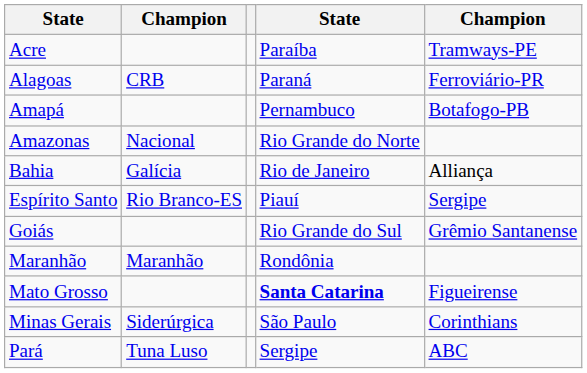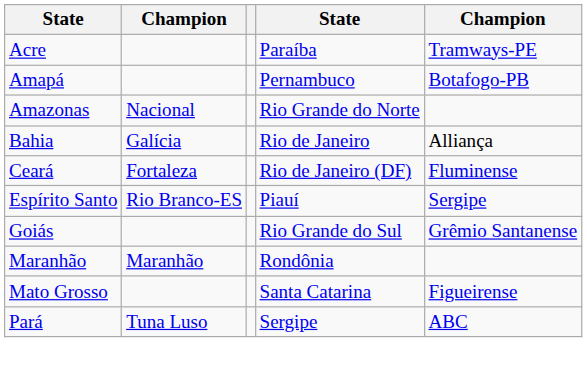- row: (40, 79)
+ row: (31, 170)
(322, 291) bold -> (315, 291) normal
- row: (60, 321)
